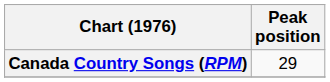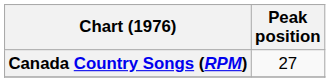(288, 63) 29 -> (288, 63) 27
